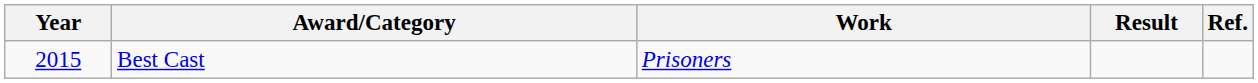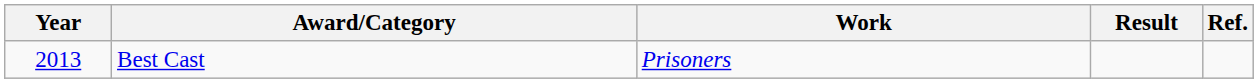(58, 59) 2015 -> (58, 59) 2013
